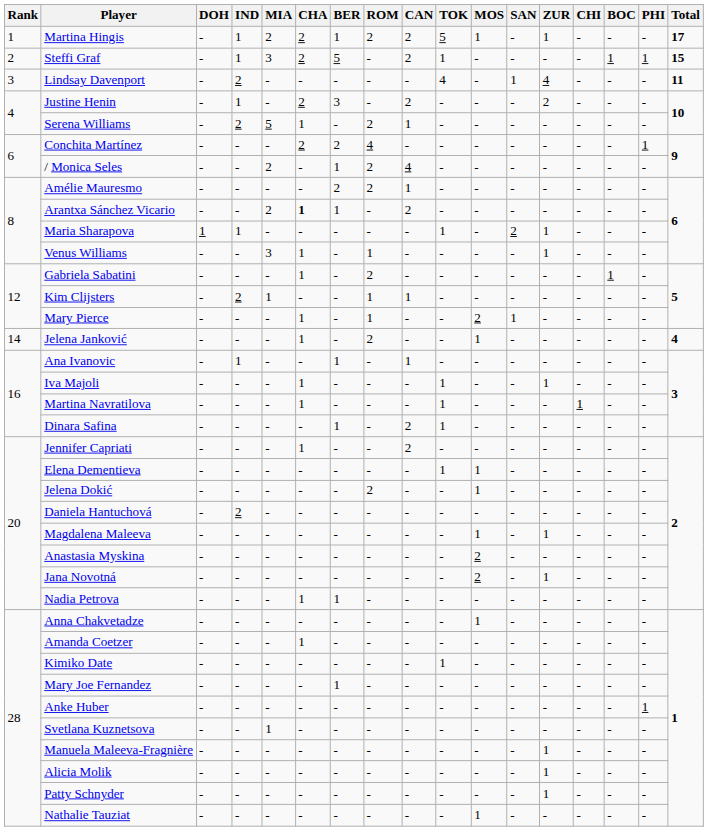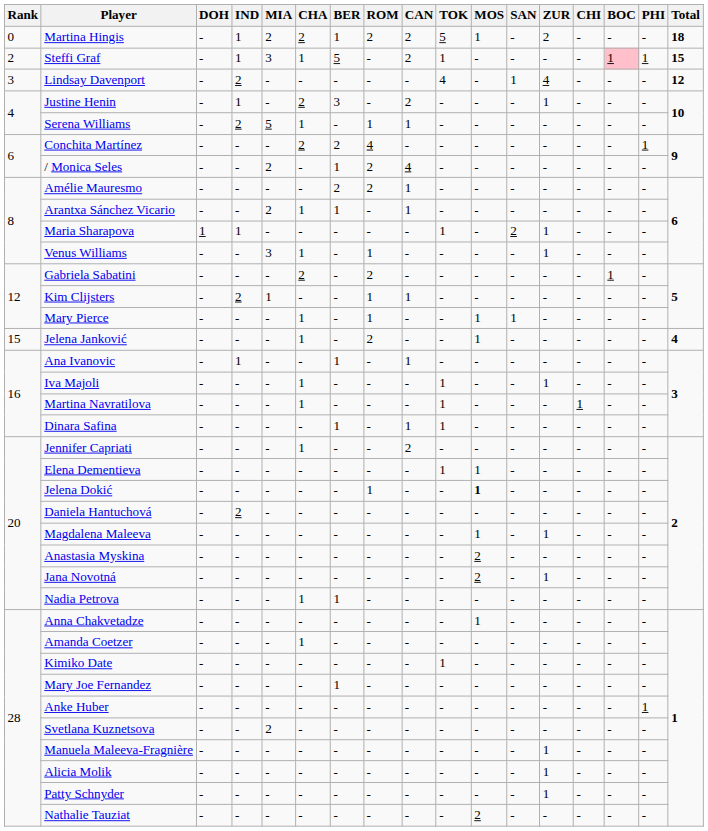(11, 37) 1 -> (11, 37) 0
(546, 37) 1 -> (546, 37) 2
(678, 37) 17 -> (678, 37) 18
(302, 58) 2 -> (302, 58) 1
(611, 58) no background -> (611, 58) pink background
(677, 80) 11 -> (678, 80) 12
(546, 102) 2 -> (546, 102) 1
(370, 123) 2 -> (370, 123) 1
(302, 210) bold -> (302, 210) normal
(408, 210) 2 -> (408, 210) 1
(302, 275) 1 -> (302, 275) 2
(478, 318) 2 -> (478, 318) 1
(14, 339) 14 -> (14, 339) 15
(408, 426) 2 -> (408, 426) 1
(370, 491) 2 -> (370, 491) 1
(478, 491) normal -> (478, 491) bold
(269, 728) 1 -> (269, 728) 2
(478, 815) 1 -> (478, 815) 2
